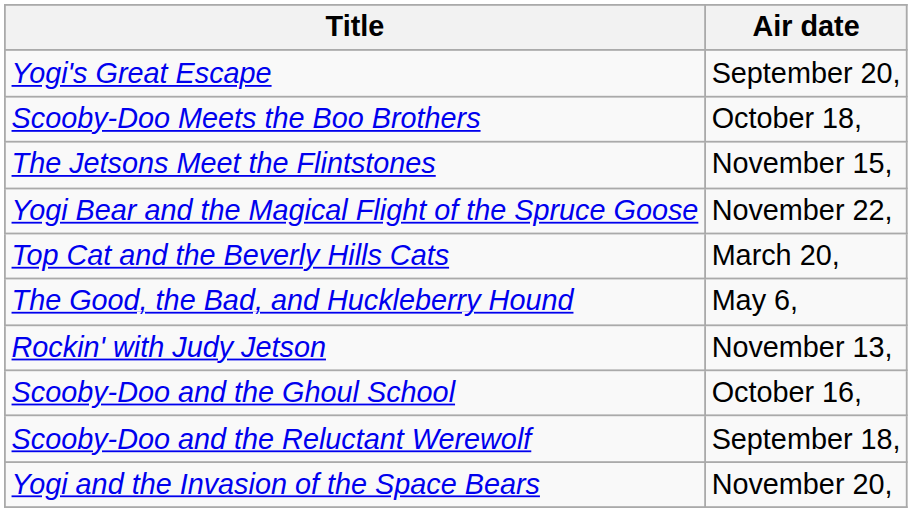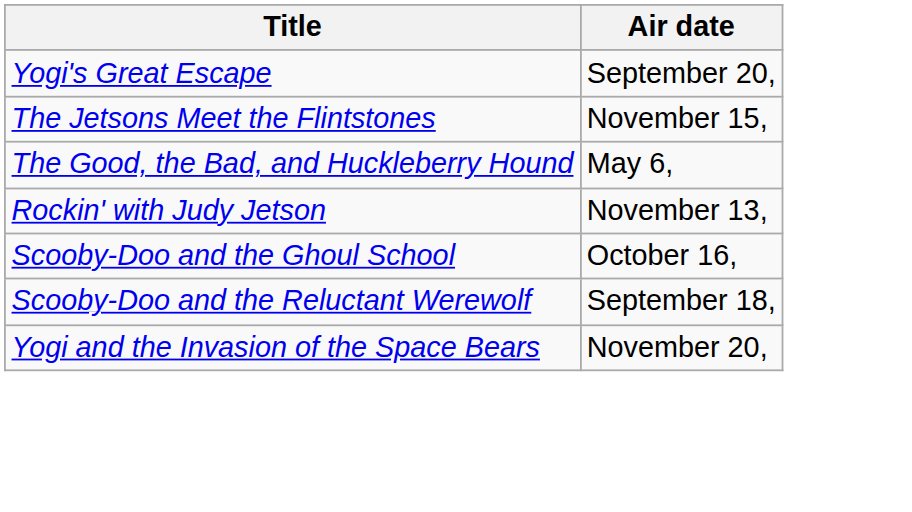- row: (246, 118)
- row: (355, 210)
- row: (230, 255)
